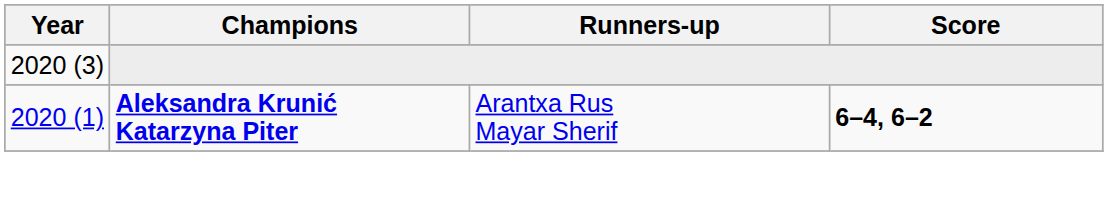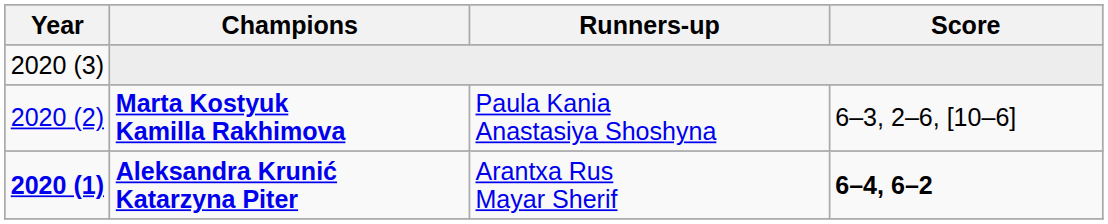+ row: (231, 118)
(57, 118) normal -> (57, 186) bold
